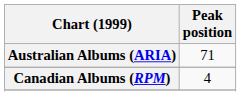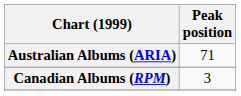(207, 78) 4 -> (207, 78) 3
